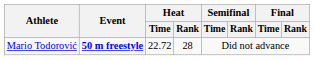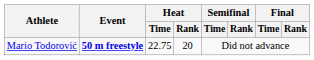(160, 46) 22.72 -> (160, 46) 22.75
(188, 46) 28 -> (188, 46) 20
